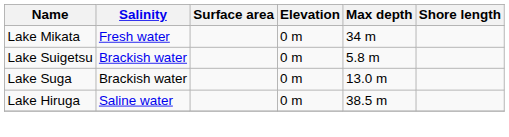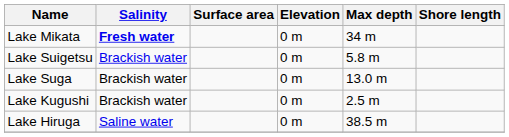(134, 36) normal -> (137, 36) bold
+ row: (48, 100)
